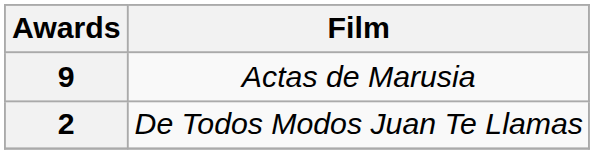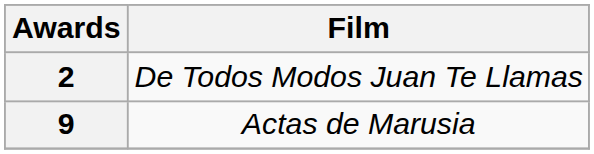rows swapped: (66, 76) <-> (66, 124)
